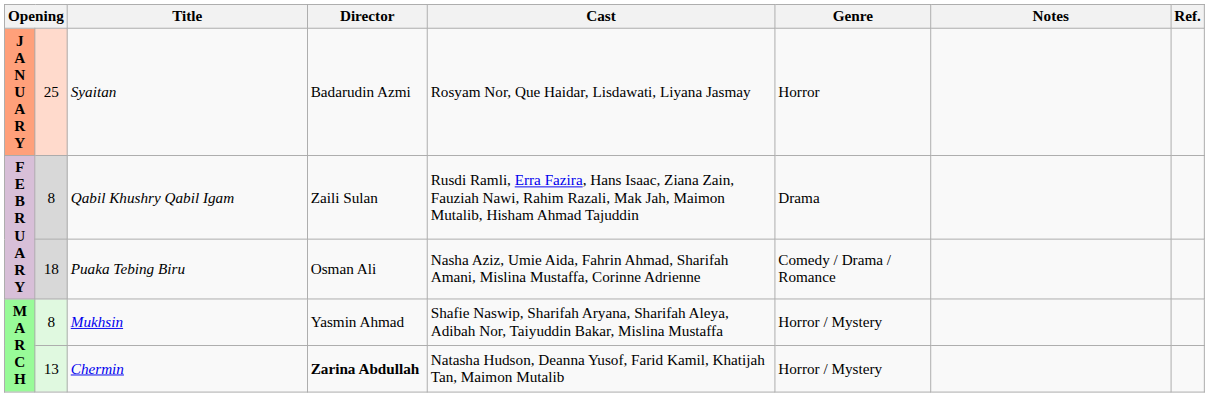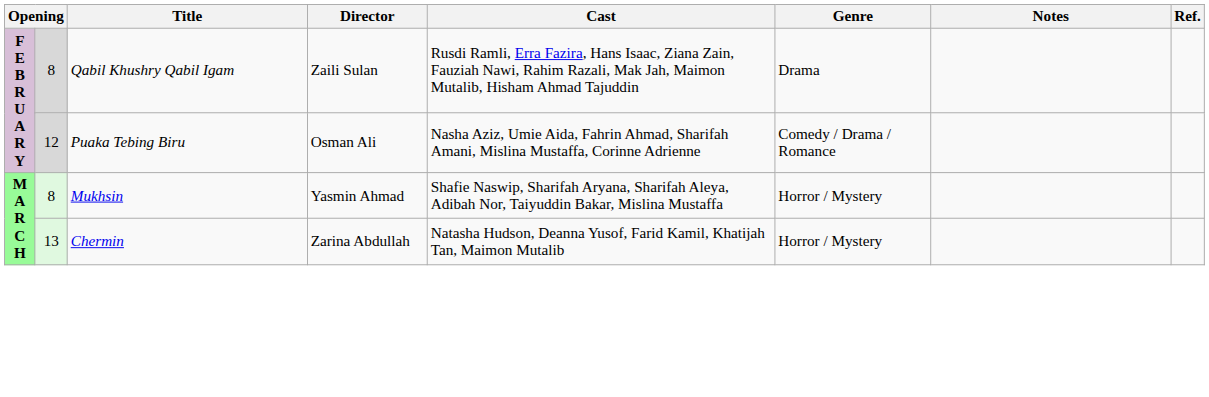- row: (94, 91)
(51, 269) 18 -> (51, 142) 12
(365, 368) bold -> (360, 241) normal
